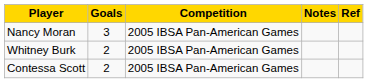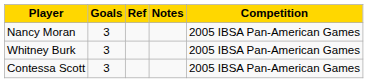columns swapped: (213, 13) <-> (351, 13)
(106, 50) 2 -> (106, 50) 3
(106, 68) 2 -> (106, 68) 3
